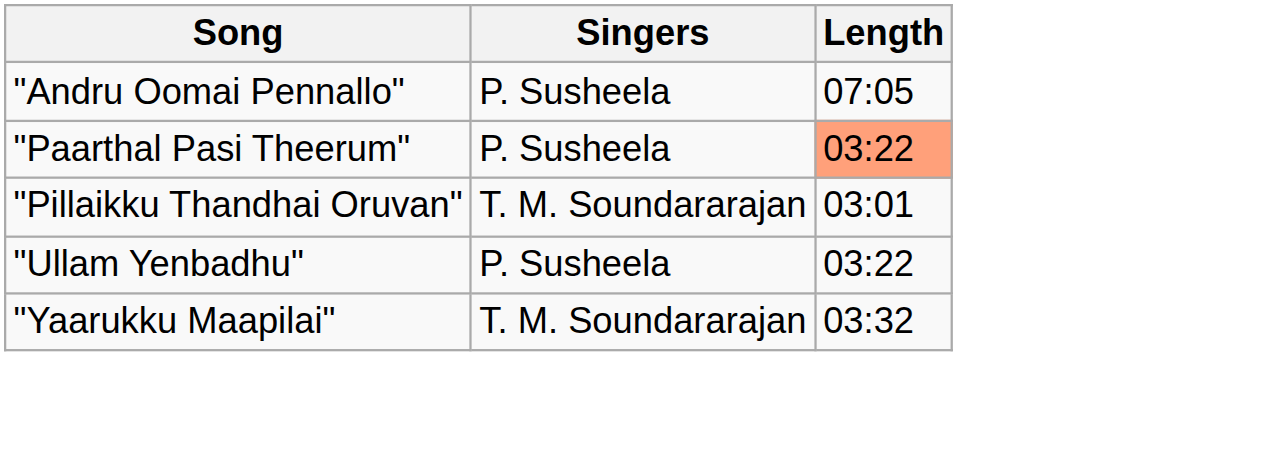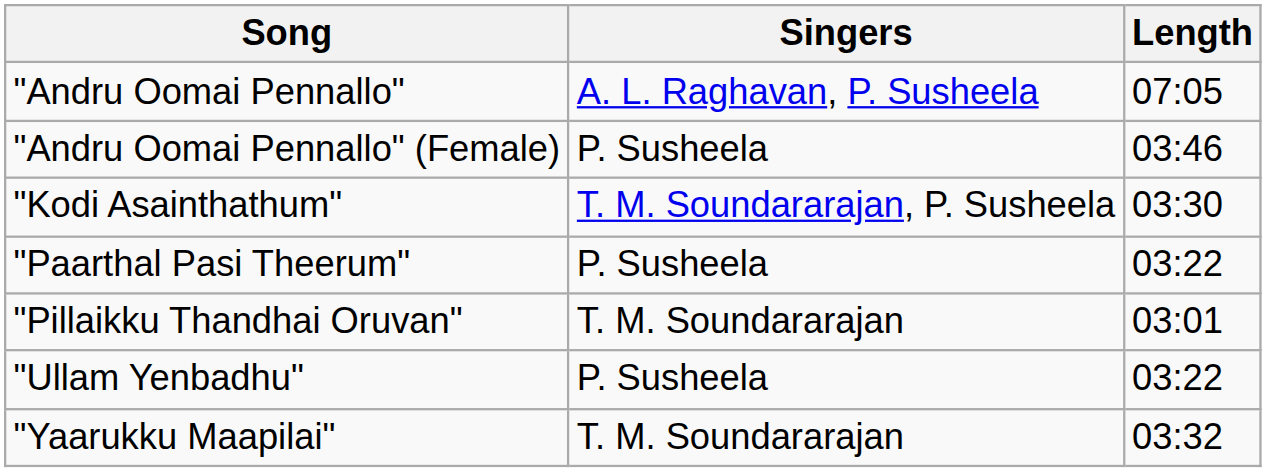(575, 90) P. Susheela -> (808, 90) A. L. Raghavan, P. Susheela
+ row: (287, 148)
+ row: (178, 206)
(869, 148) lightsalmon background -> (1177, 263) no background
